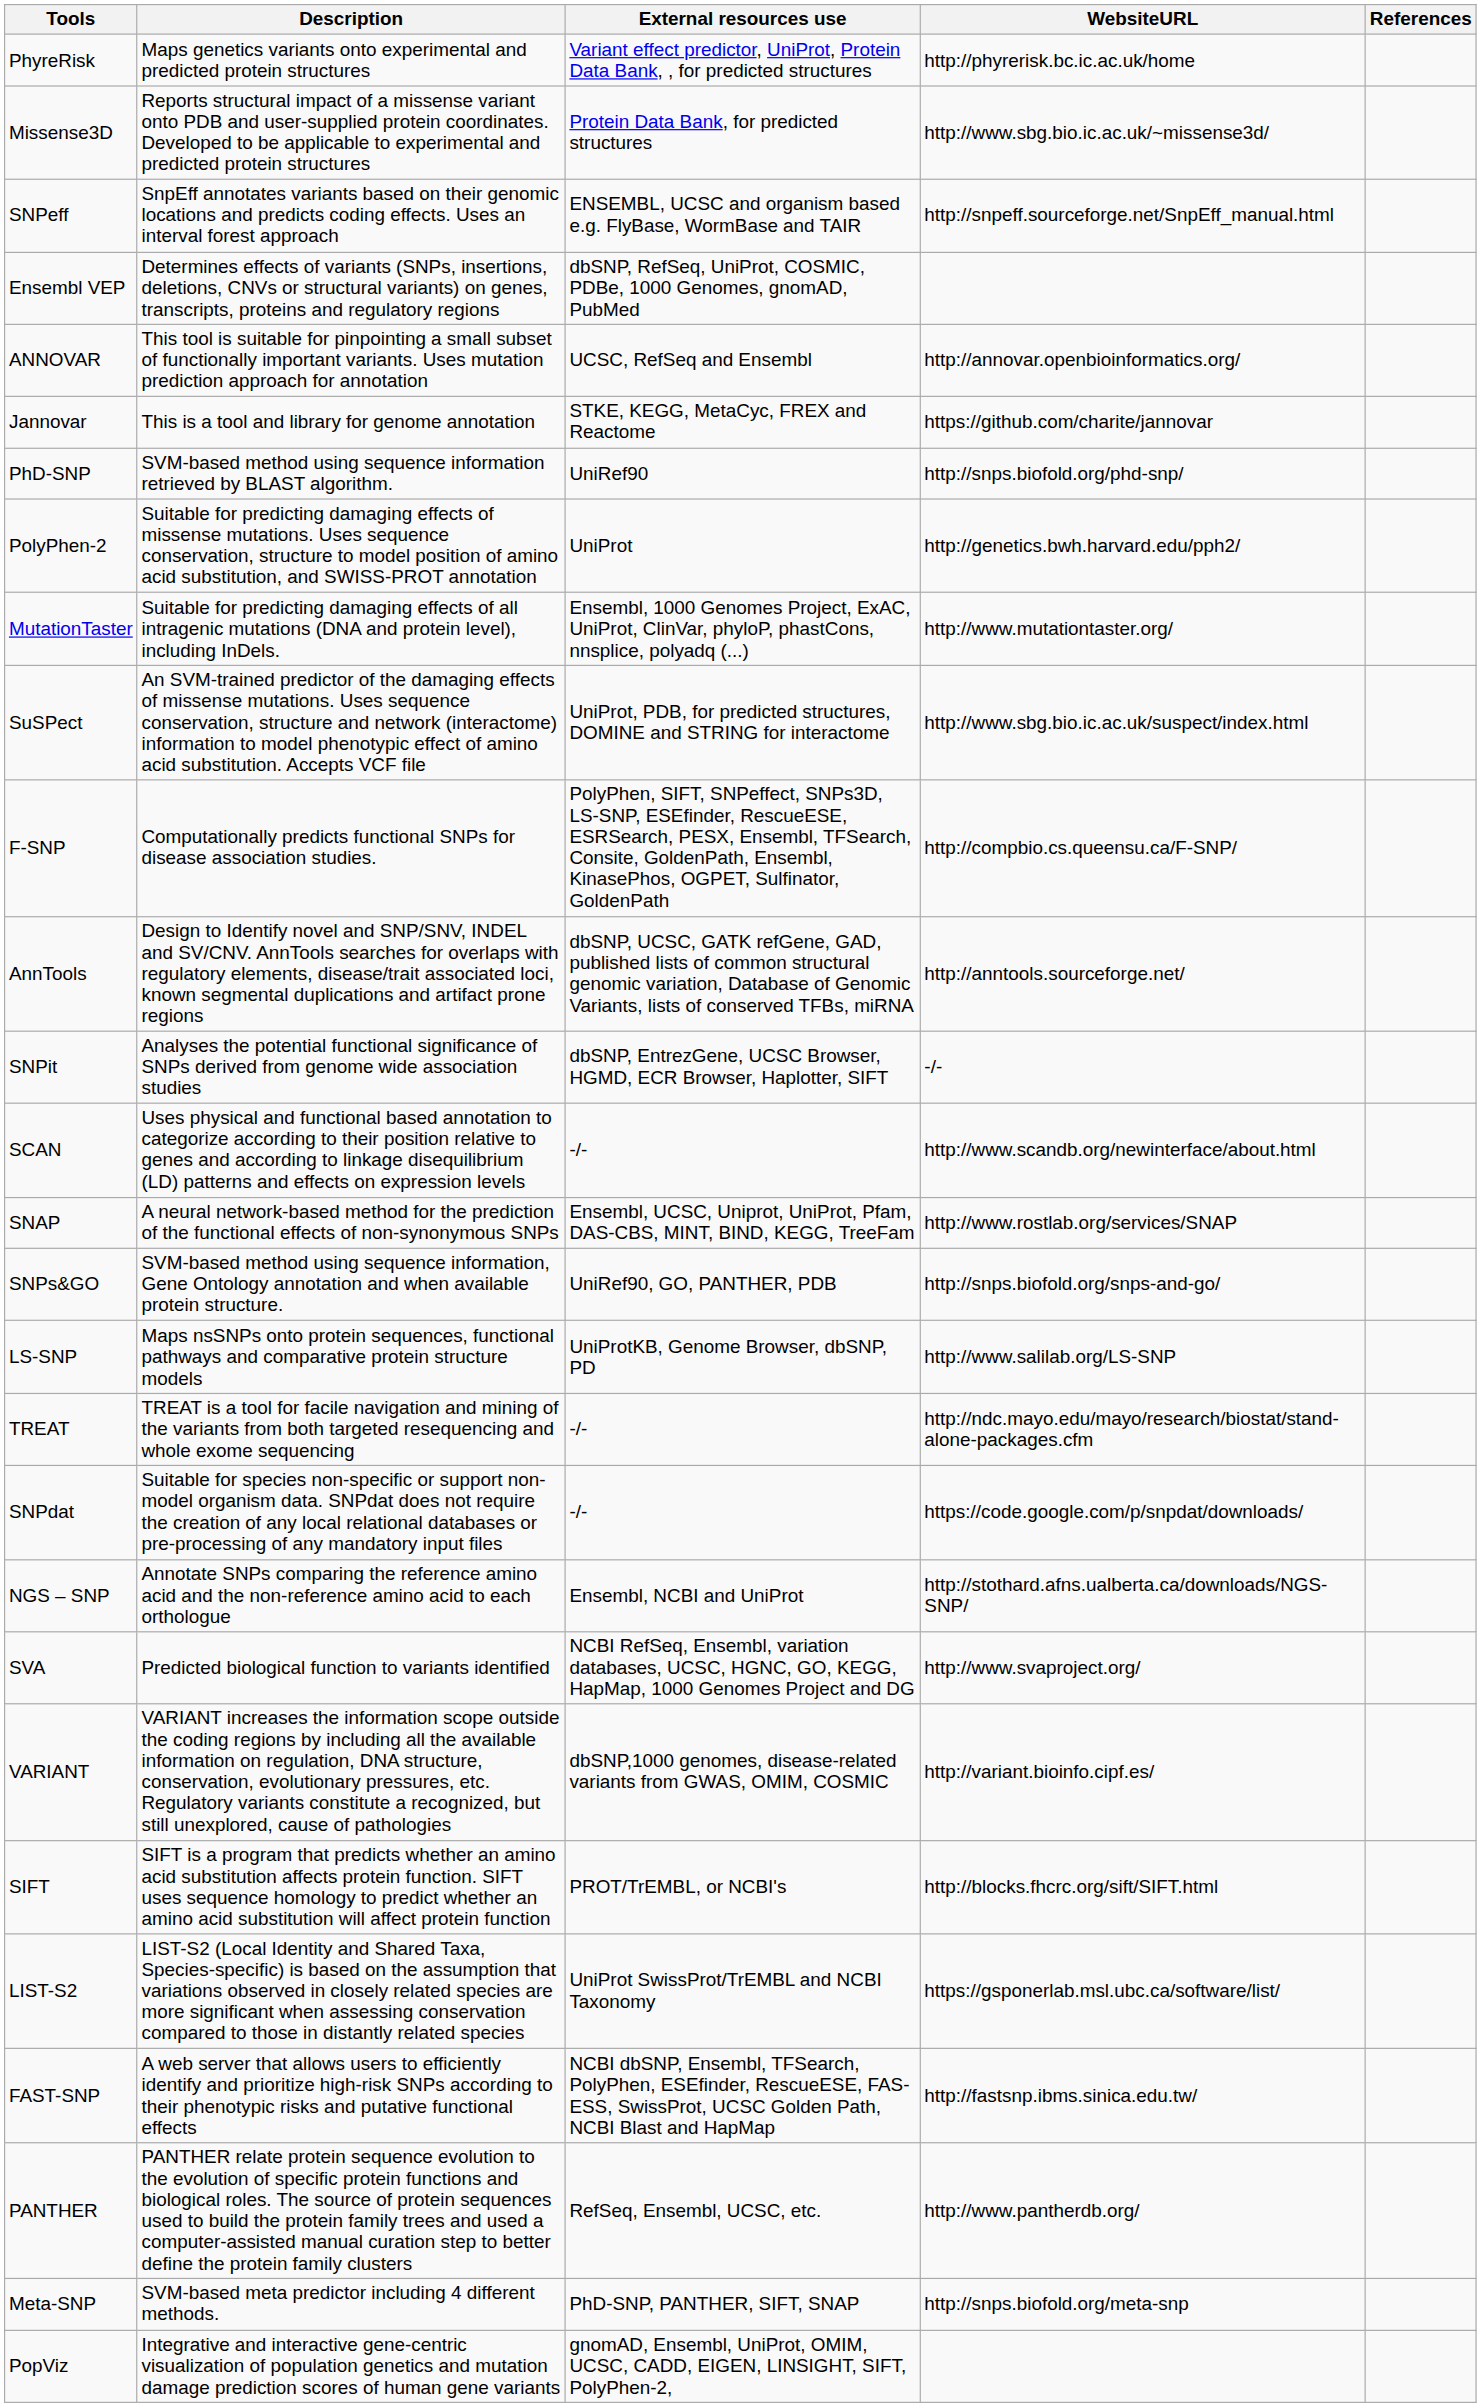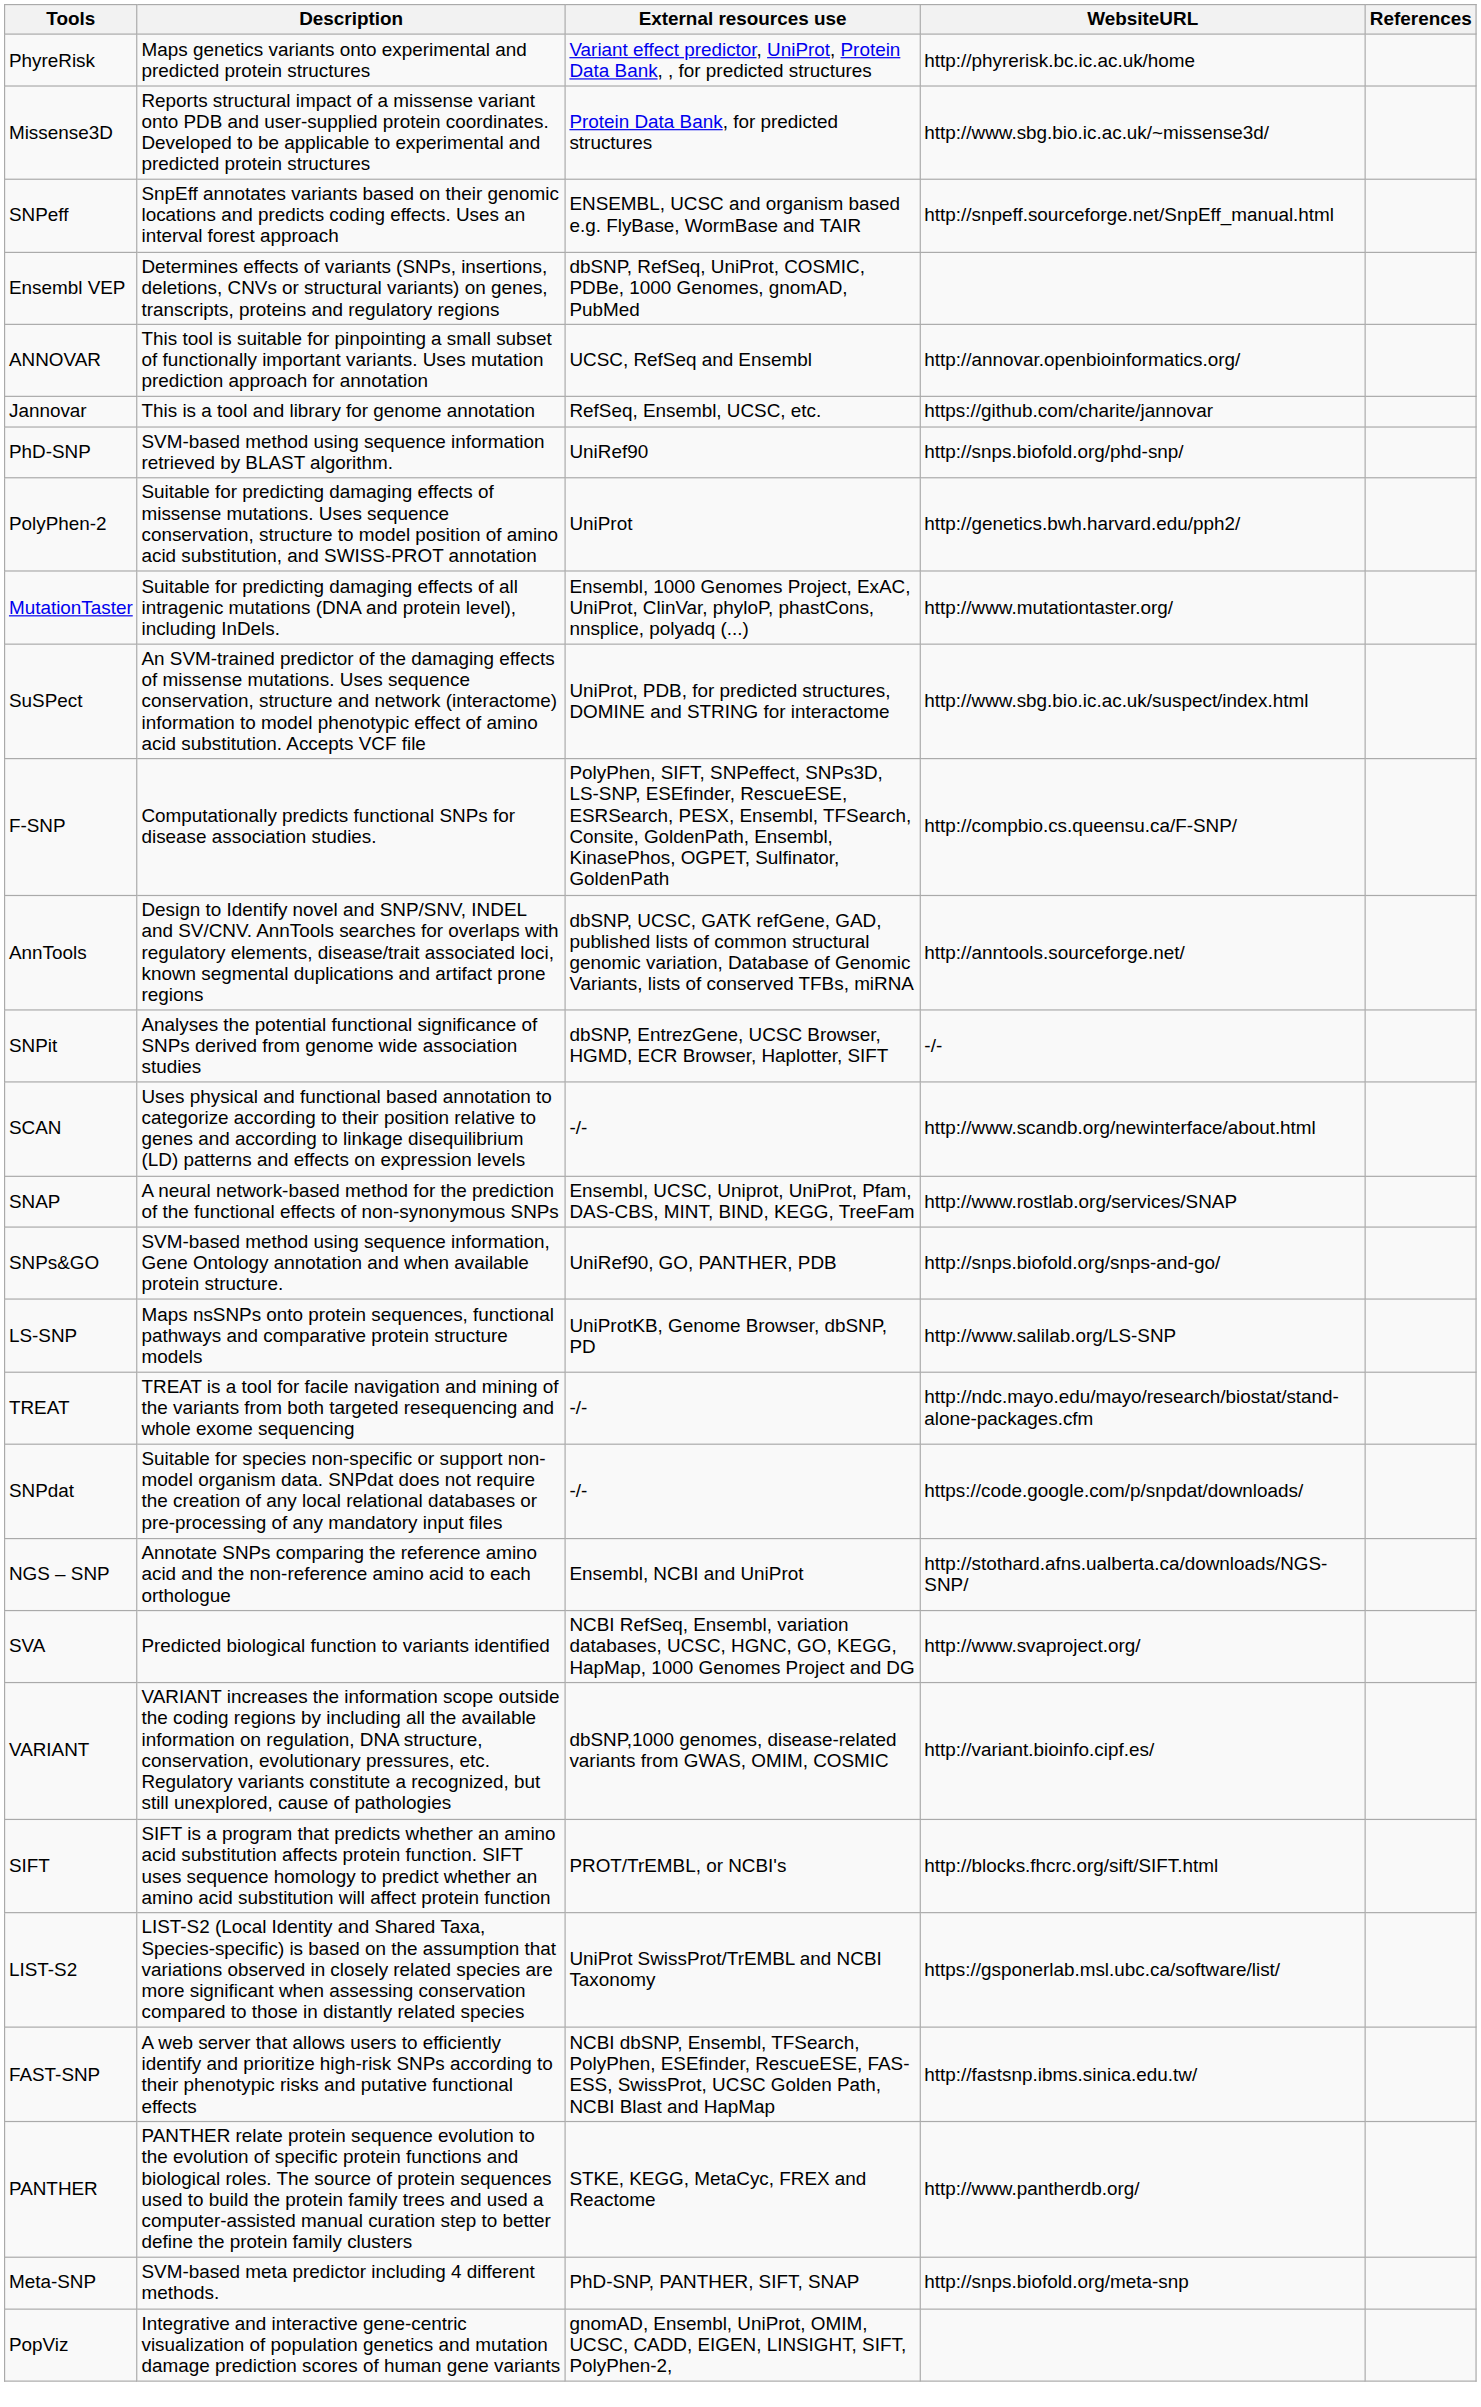(718, 422) STKE, KEGG, MetaCyc, FREX and Reactome -> (695, 411) RefSeq, Ensembl, UCSC, etc.
(695, 2210) RefSeq, Ensembl, UCSC, etc. -> (718, 2189) STKE, KEGG, MetaCyc, FREX and Reactome
